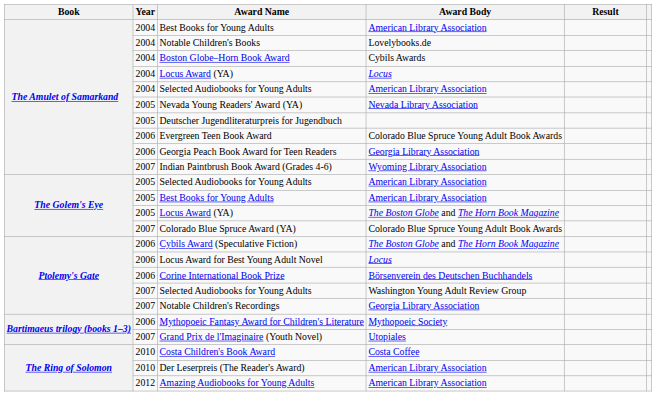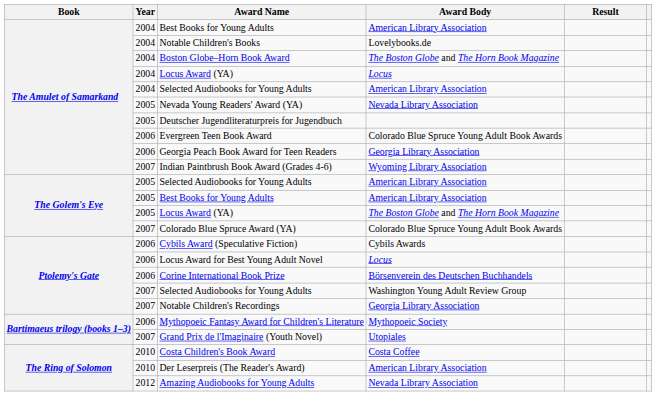(397, 58) Cybils Awards -> (464, 58) The Boston Globe and The Horn Book Magazine
(464, 244) The Boston Globe and The Horn Book Magazine -> (397, 244) Cybils Awards
(428, 383) American Library Association -> (423, 383) Nevada Library Association
